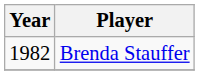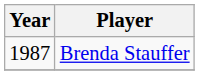(30, 53) 1982 -> (30, 53) 1987
